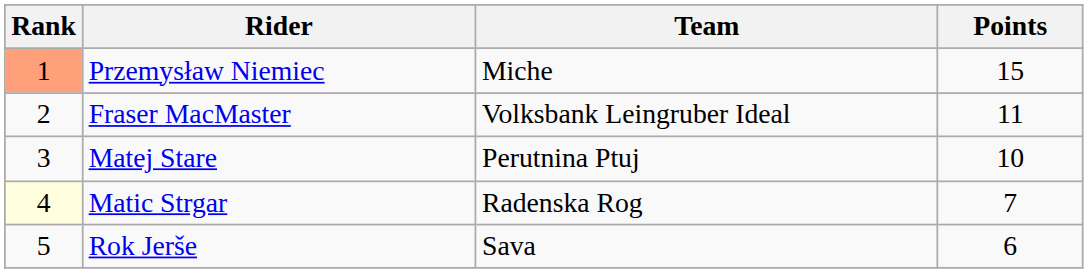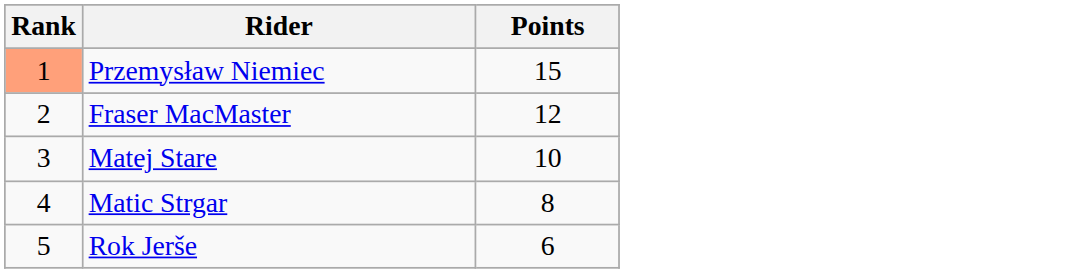- column: (707, 26)
(1010, 114) 11 -> (548, 114) 12
(44, 202) lightyellow background -> (44, 202) no background
(1010, 202) 7 -> (548, 202) 8
